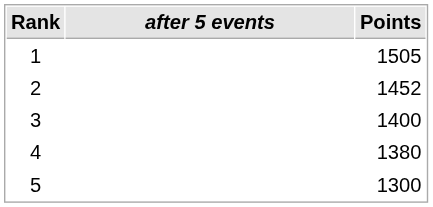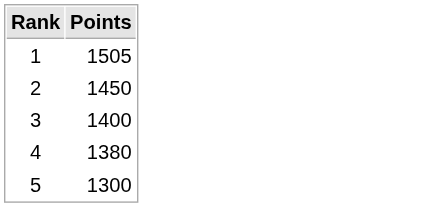- column: (210, 22)
(399, 88) 1452 -> (109, 88) 1450
